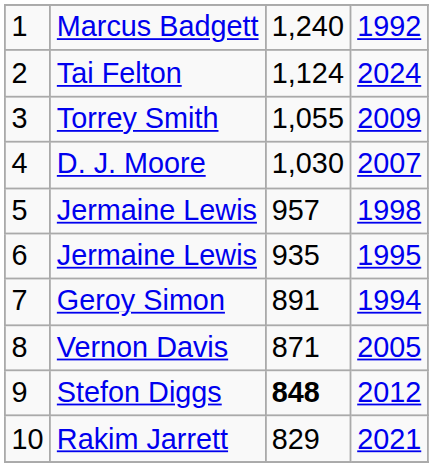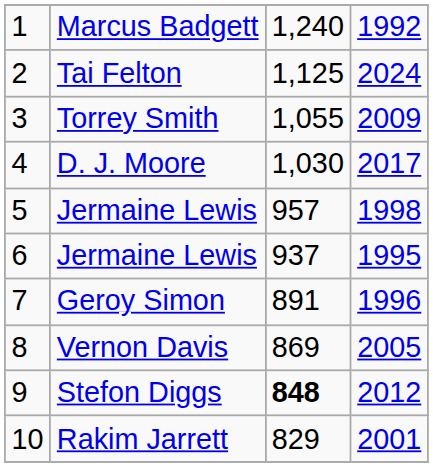(308, 73) 1,124 -> (308, 73) 1,125
(389, 164) 2007 -> (389, 164) 2017
(296, 255) 935 -> (296, 255) 937
(389, 301) 1994 -> (389, 301) 1996
(296, 347) 871 -> (296, 347) 869
(389, 438) 2021 -> (389, 438) 2001
